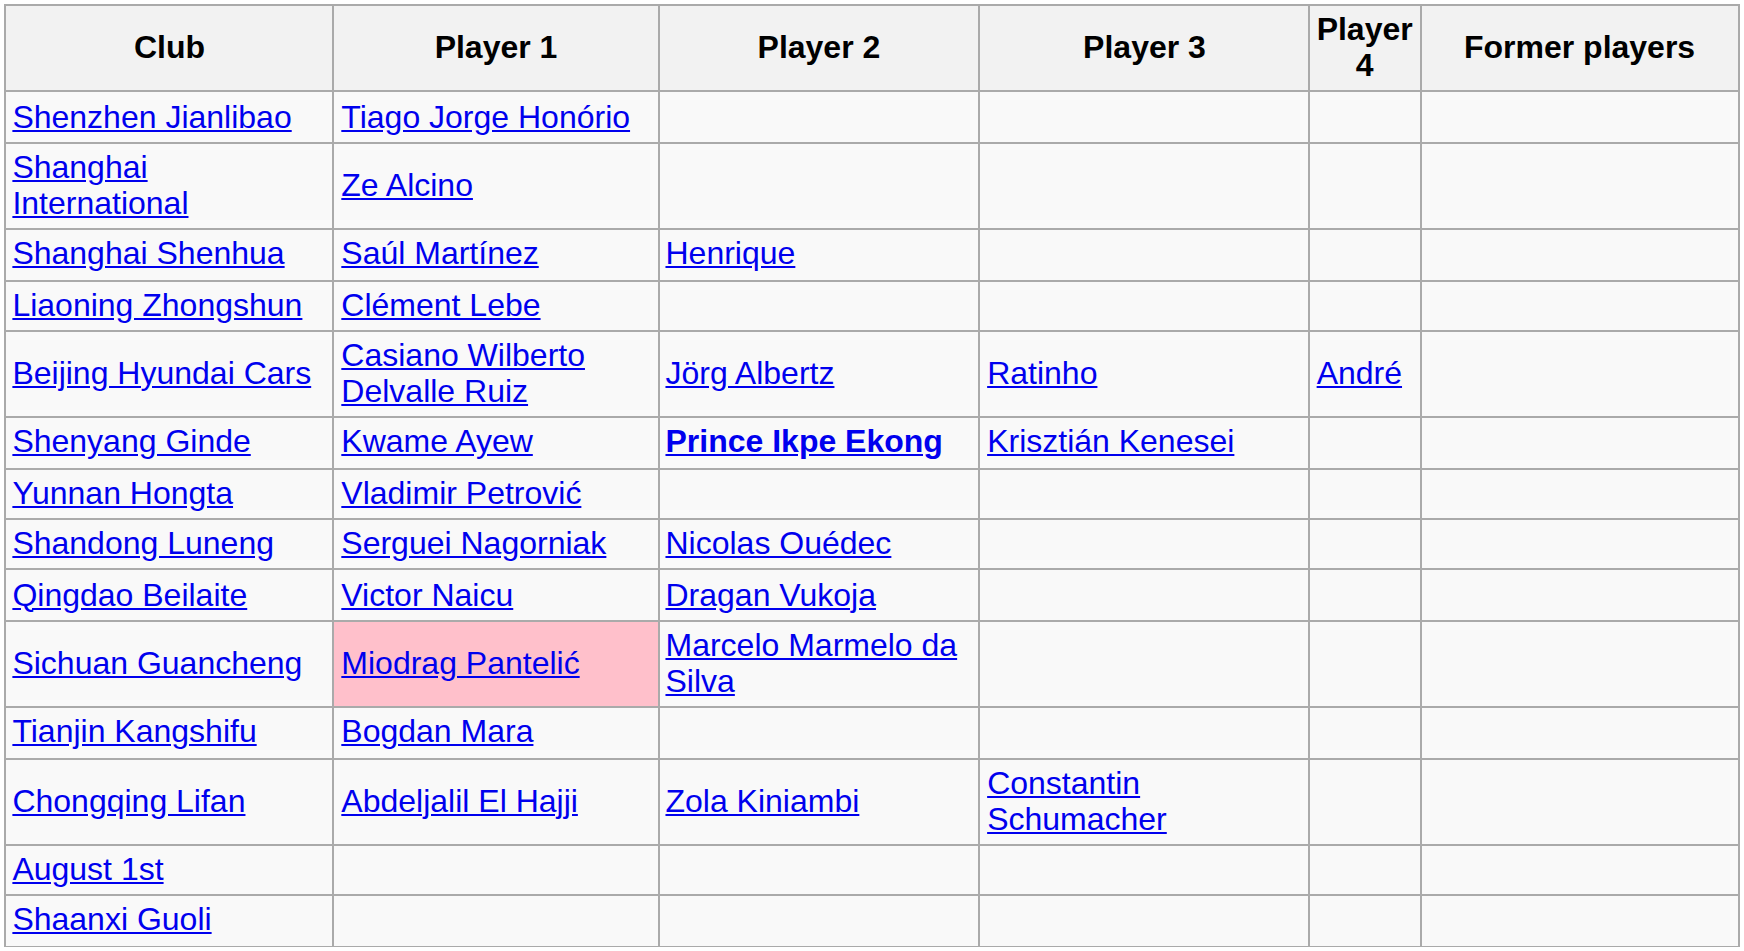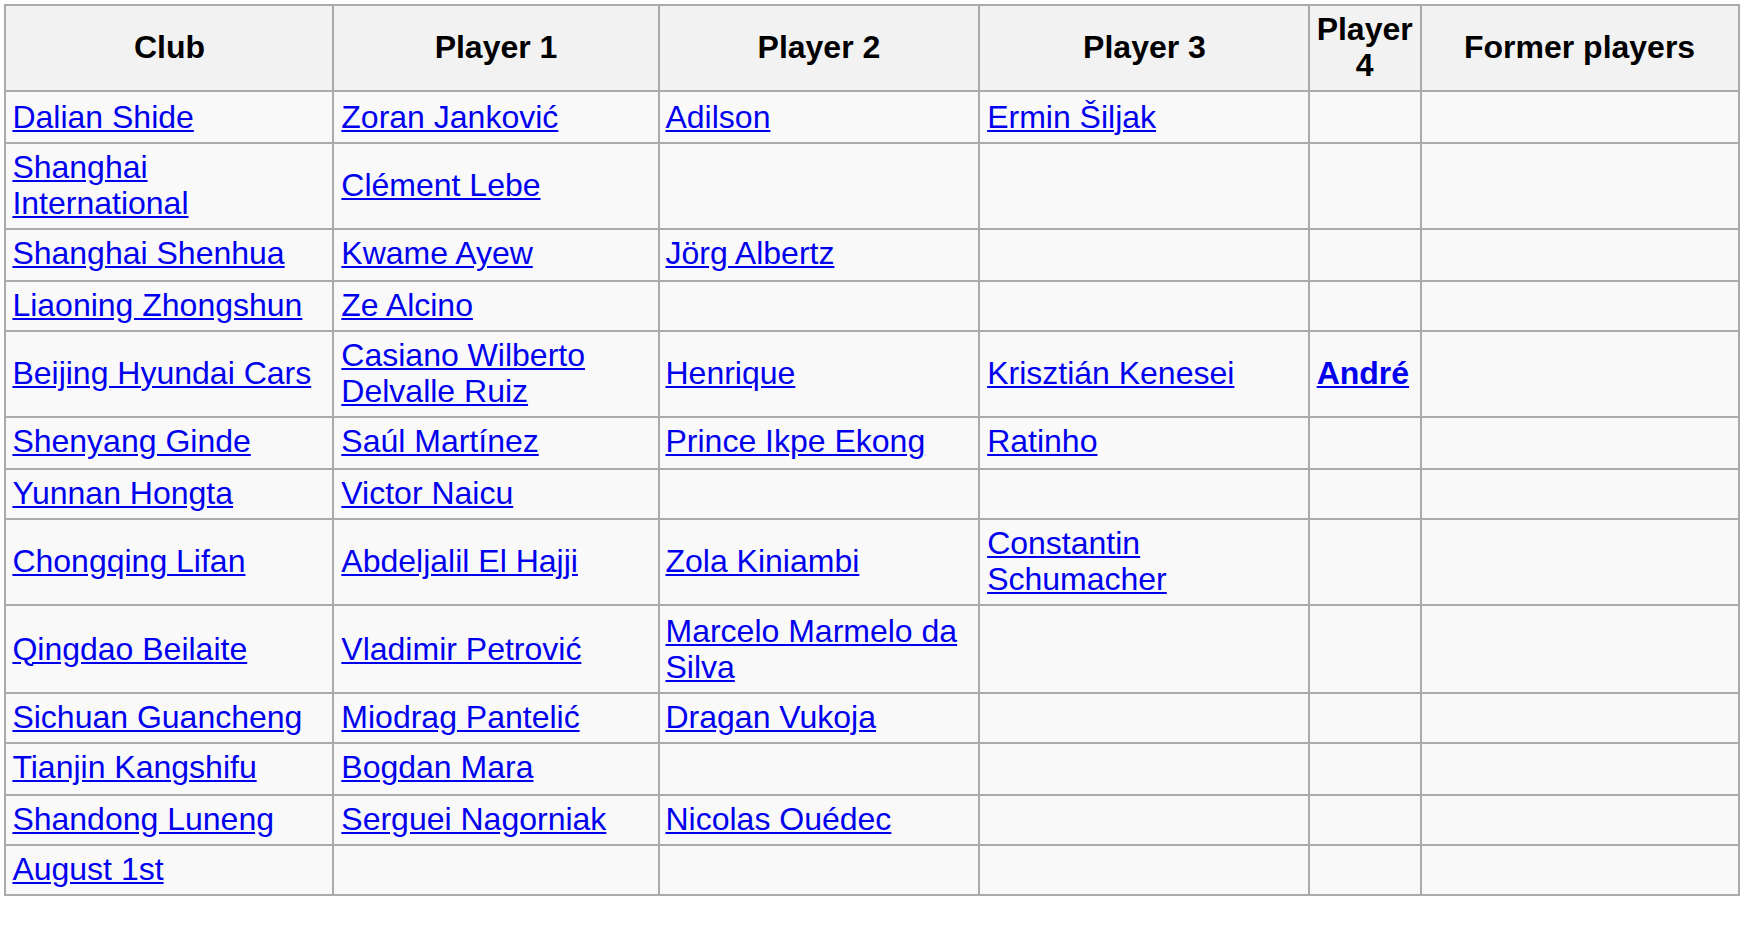+ row: (103, 116)
- row: (152, 116)
(407, 185) Ze Alcino -> (441, 185) Clément Lebe
(440, 254) Saúl Martínez -> (437, 254) Kwame Ayew
(730, 254) Henrique -> (750, 254) Jörg Albertz
(441, 304) Clément Lebe -> (407, 304) Ze Alcino
(750, 373) Jörg Albertz -> (730, 373) Henrique
(1042, 373) Ratinho -> (1111, 373) Krisztián Kenesei
(1359, 373) normal -> (1363, 373) bold
(437, 442) Kwame Ayew -> (440, 442) Saúl Martínez
(804, 442) bold -> (795, 442) normal
(1111, 442) Krisztián Kenesei -> (1042, 442) Ratinho
(461, 493) Vladimir Petrović -> (427, 493) Victor Naicu
rows swapped: (143, 543) <-> (129, 800)
(427, 594) Victor Naicu -> (461, 648) Vladimir Petrović
(771, 594) Dragan Vukoja -> (811, 648) Marcelo Marmelo da Silva
(460, 663) pink background -> (460, 717) no background
(811, 663) Marcelo Marmelo da Silva -> (771, 717) Dragan Vukoja
- row: (112, 920)
